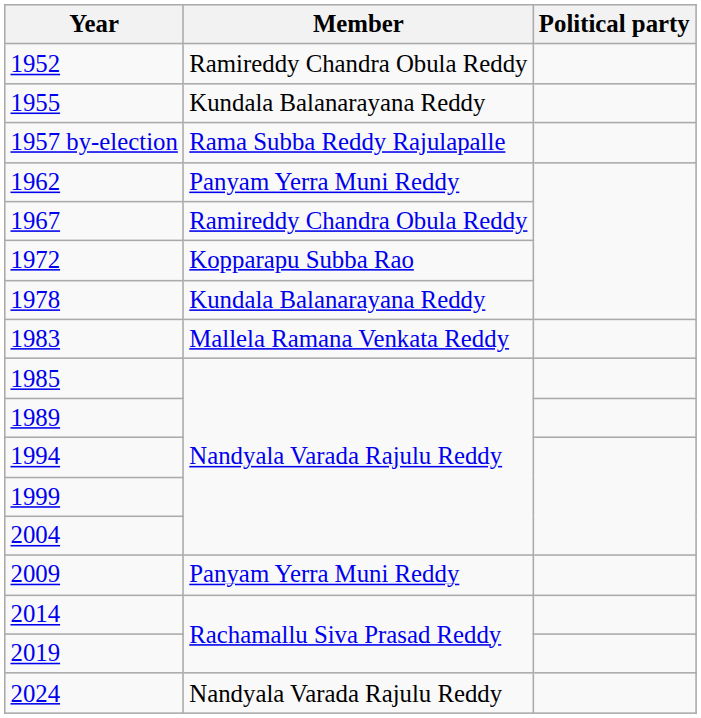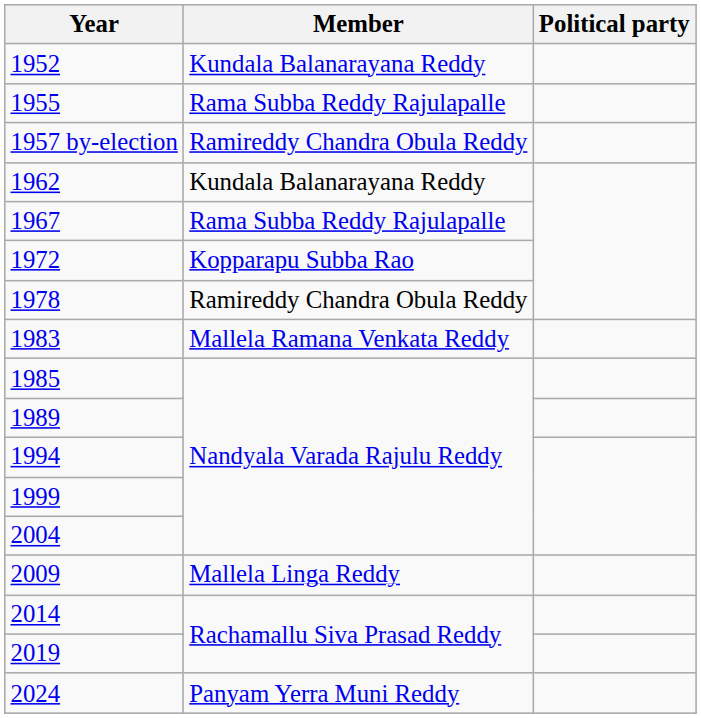(358, 63) Ramireddy Chandra Obula Reddy -> (337, 63) Kundala Balanarayana Reddy
(337, 102) Kundala Balanarayana Reddy -> (347, 102) Rama Subba Reddy Rajulapalle
(347, 142) Rama Subba Reddy Rajulapalle -> (358, 142) Ramireddy Chandra Obula Reddy
(324, 181) Panyam Yerra Muni Reddy -> (337, 181) Kundala Balanarayana Reddy
(358, 220) Ramireddy Chandra Obula Reddy -> (347, 220) Rama Subba Reddy Rajulapalle
(337, 299) Kundala Balanarayana Reddy -> (358, 299) Ramireddy Chandra Obula Reddy
(324, 574) Panyam Yerra Muni Reddy -> (295, 574) Mallela Linga Reddy
(346, 692) Nandyala Varada Rajulu Reddy -> (324, 692) Panyam Yerra Muni Reddy
